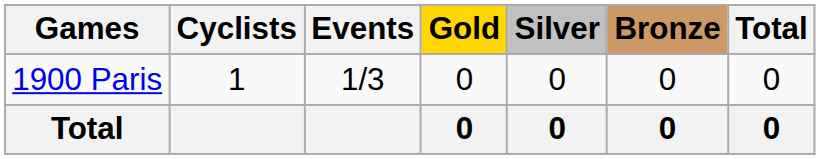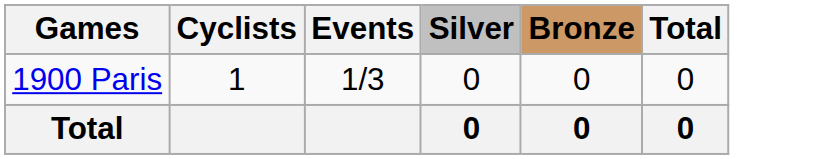- column: (464, 29)
